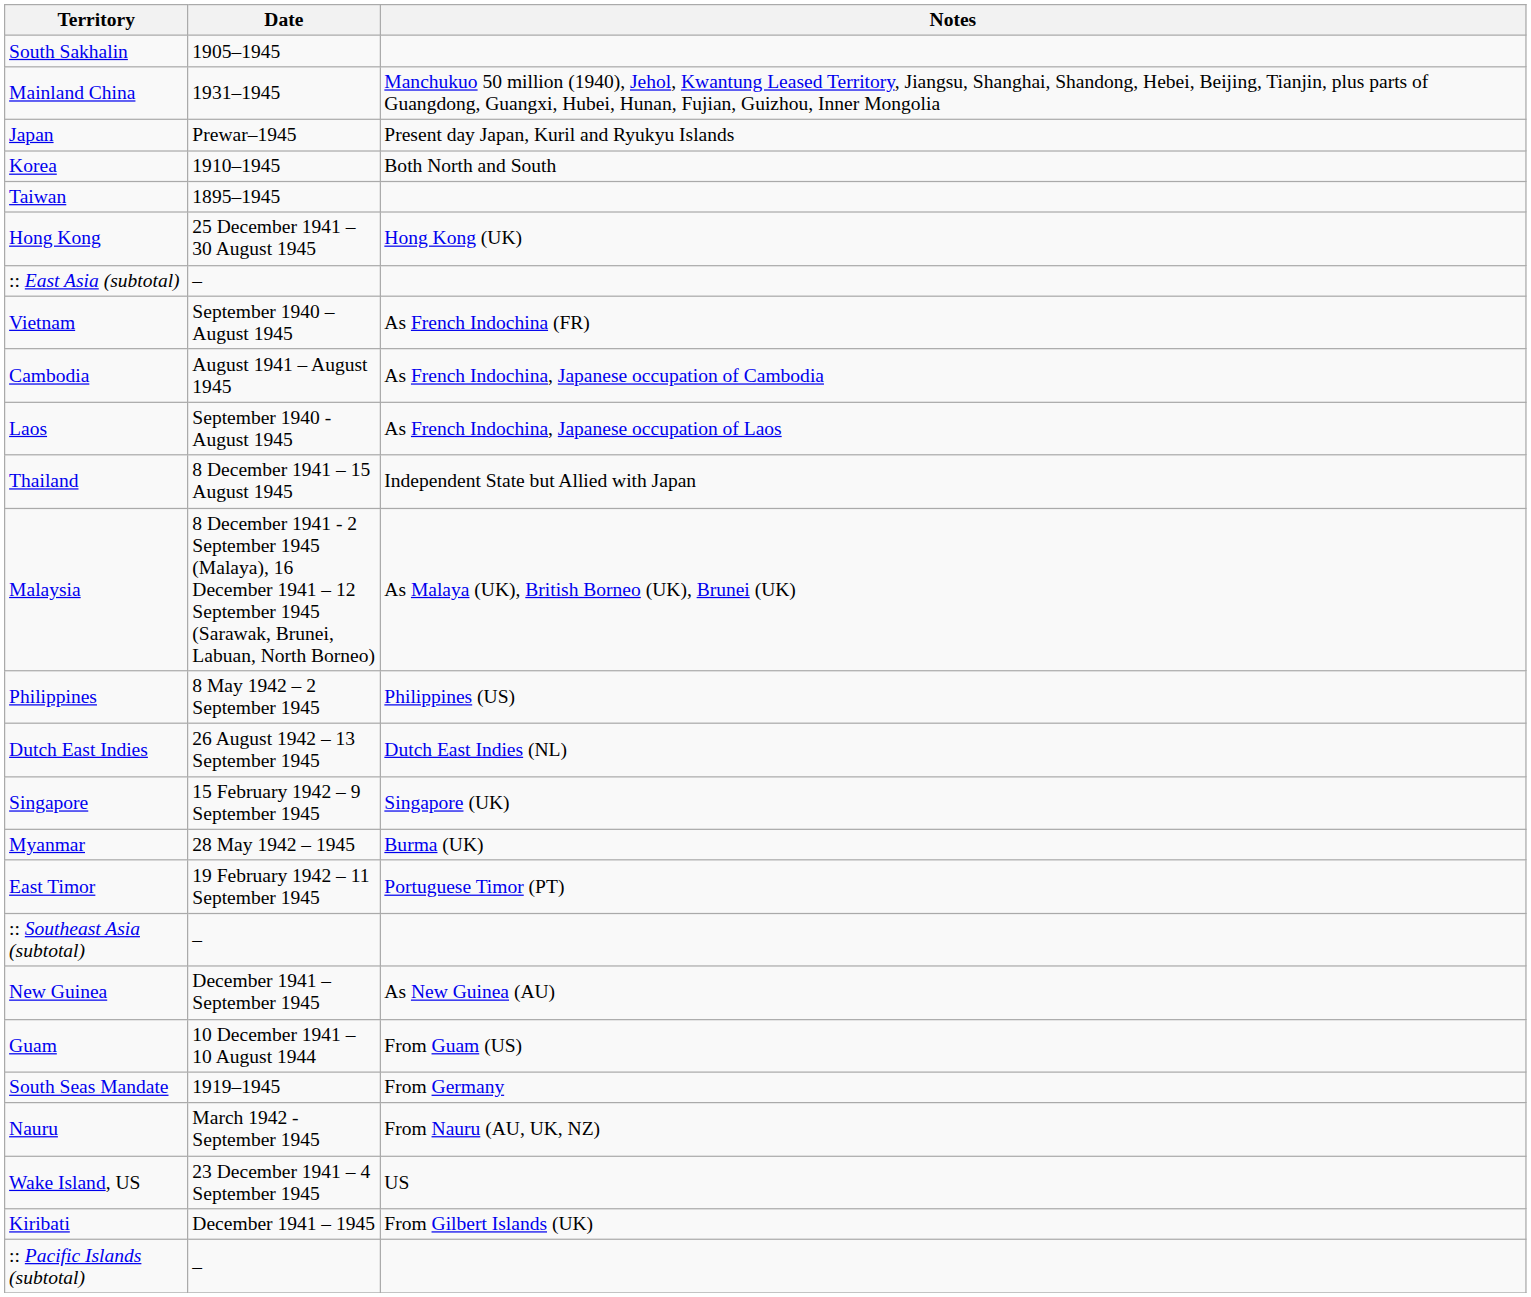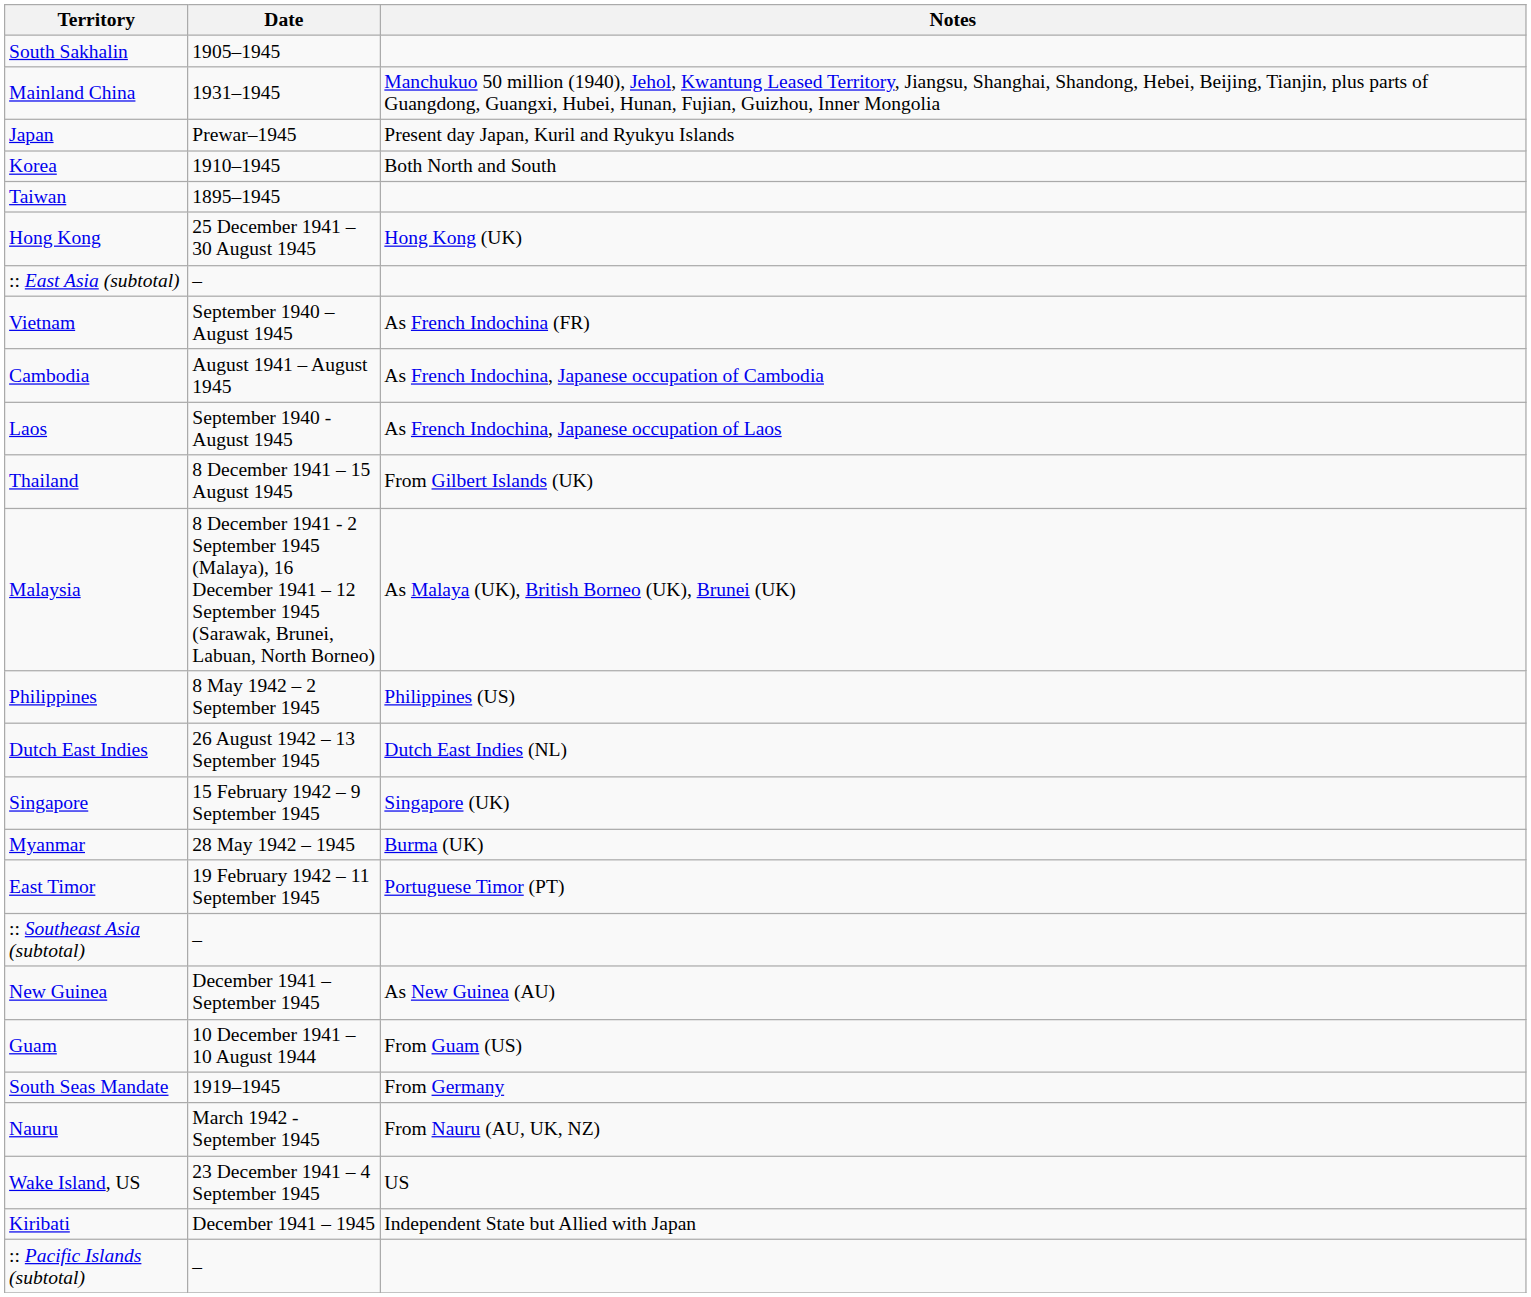(540, 481) Independent State but Allied with Japan -> (489, 481) From Gilbert Islands (UK)
(489, 1224) From Gilbert Islands (UK) -> (540, 1224) Independent State but Allied with Japan
